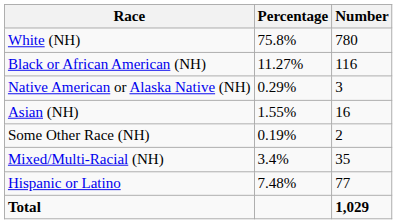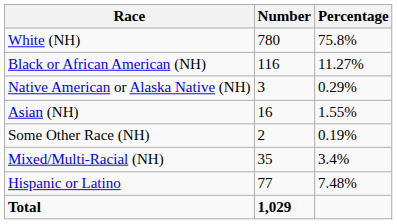columns swapped: (362, 16) <-> (293, 16)
